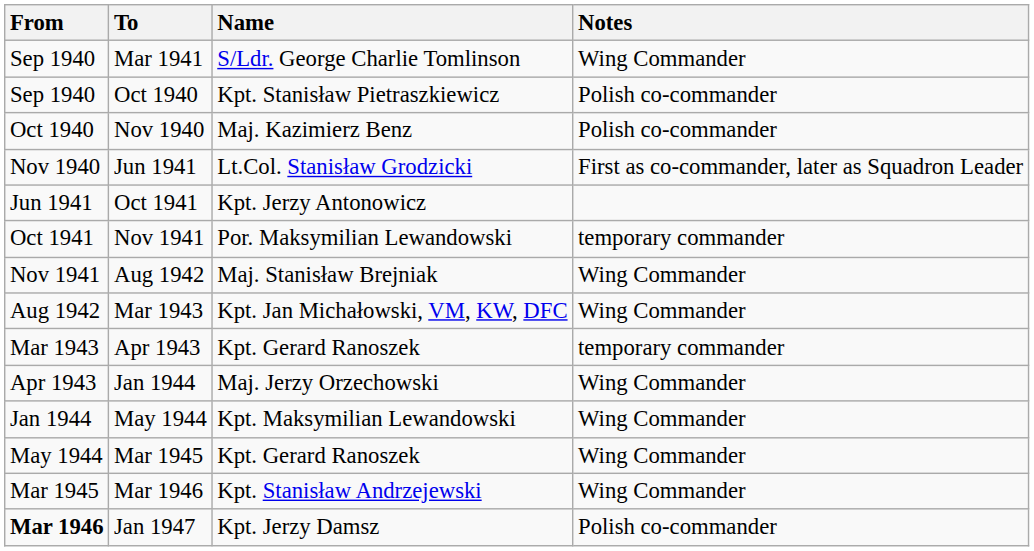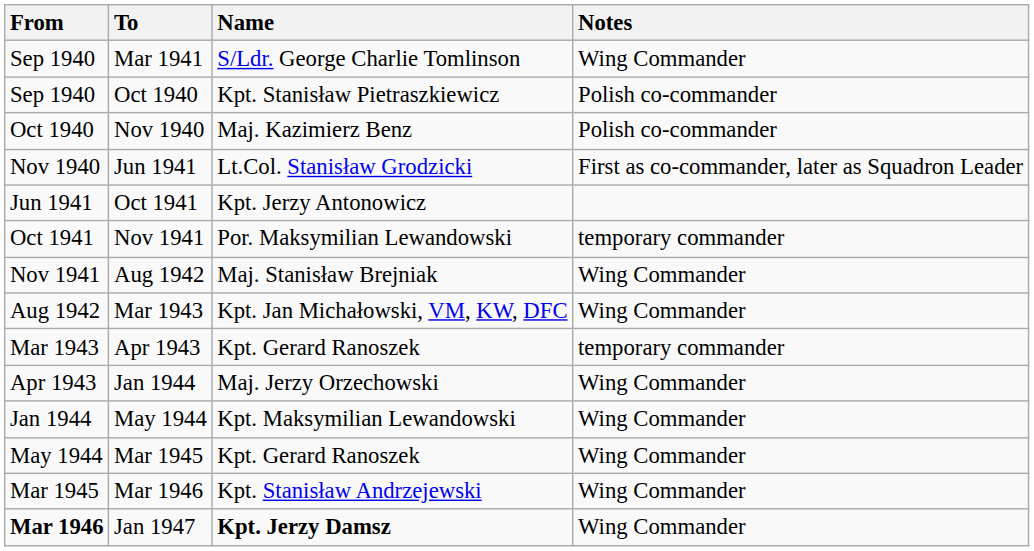(298, 526) normal -> (304, 526) bold
(677, 526) Polish co-commander -> (662, 526) Wing Commander
